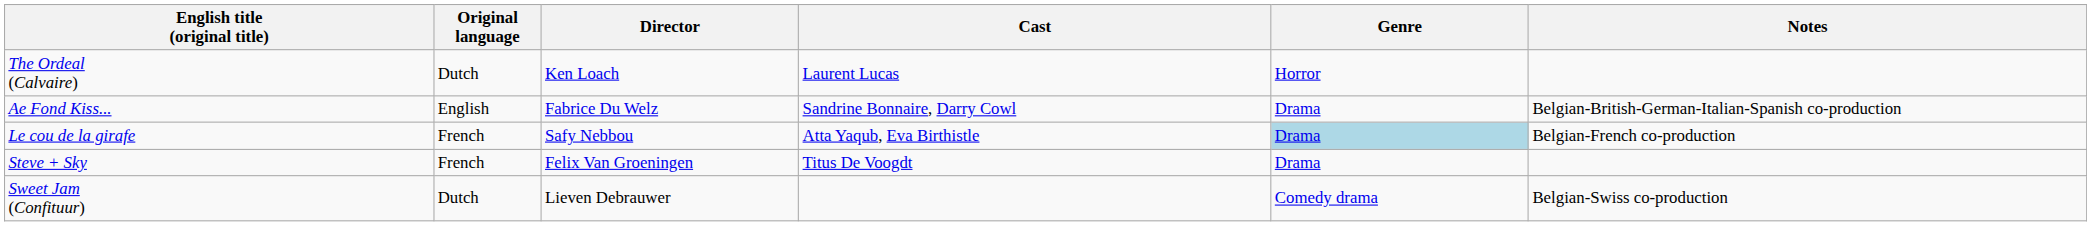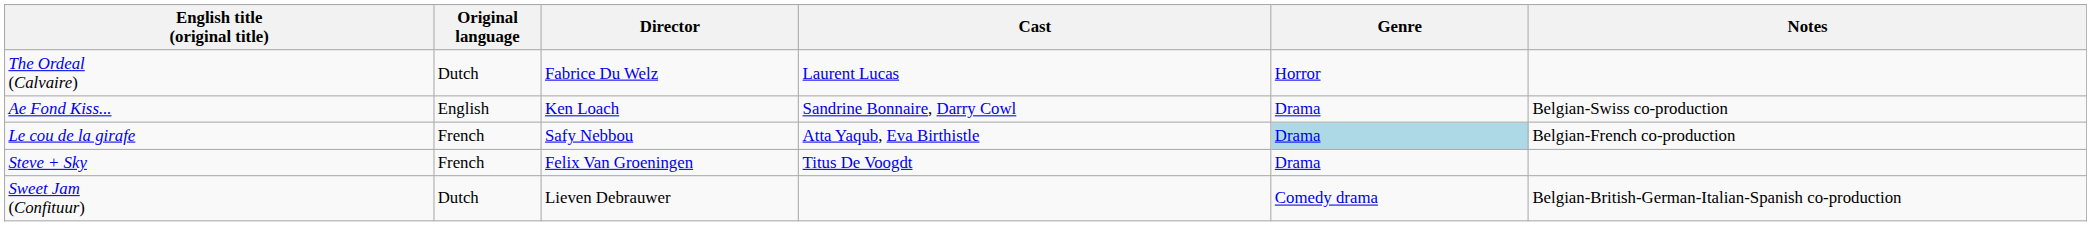(582, 72) Ken Loach -> (602, 72) Fabrice Du Welz
(602, 108) Fabrice Du Welz -> (582, 108) Ken Loach
(1717, 108) Belgian-British-German-Italian-Spanish co-production -> (1630, 108) Belgian-Swiss co-production
(1630, 198) Belgian-Swiss co-production -> (1717, 198) Belgian-British-German-Italian-Spanish co-production
